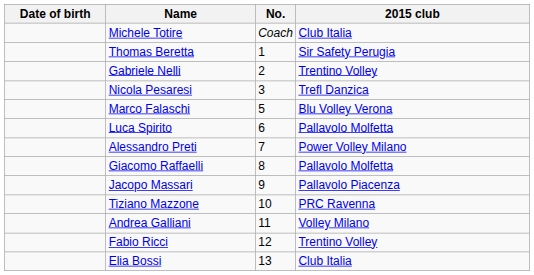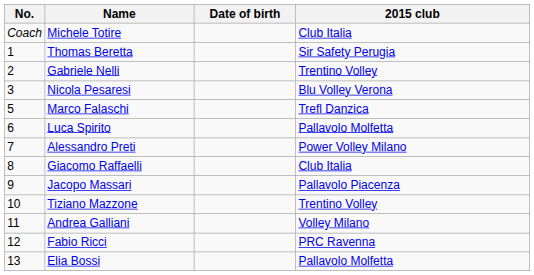columns swapped: (276, 14) <-> (55, 14)
(334, 90) Trefl Danzica -> (345, 90) Blu Volley Verona
(345, 109) Blu Volley Verona -> (334, 109) Trefl Danzica
(346, 166) Pallavolo Molfetta -> (325, 166) Club Italia
(337, 204) PRC Ravenna -> (338, 204) Trentino Volley
(338, 242) Trentino Volley -> (337, 242) PRC Ravenna
(325, 261) Club Italia -> (346, 261) Pallavolo Molfetta
